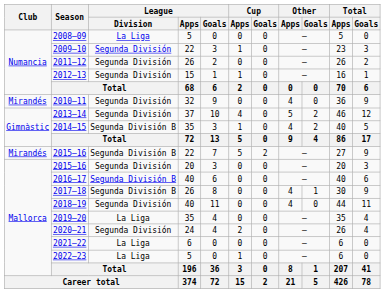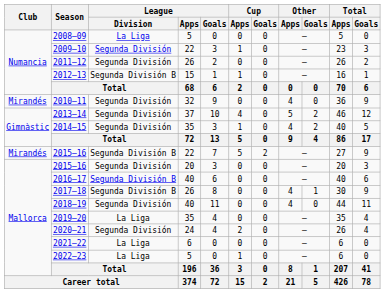(133, 75) Segunda División -> (133, 75) Segunda División B
(133, 127) Segunda División B -> (133, 127) Segunda División
